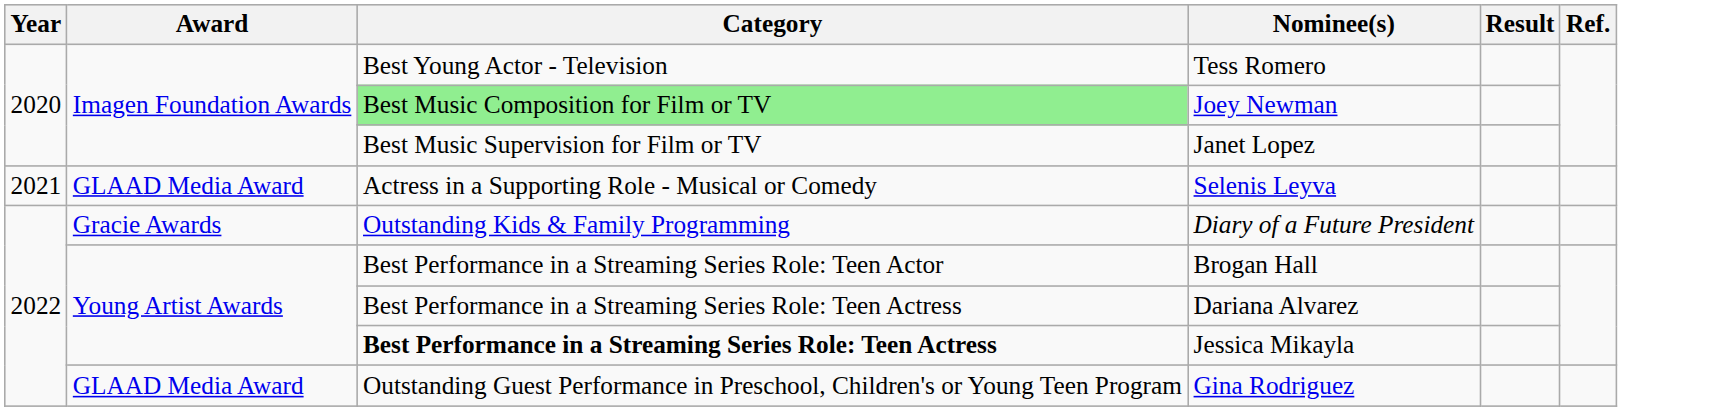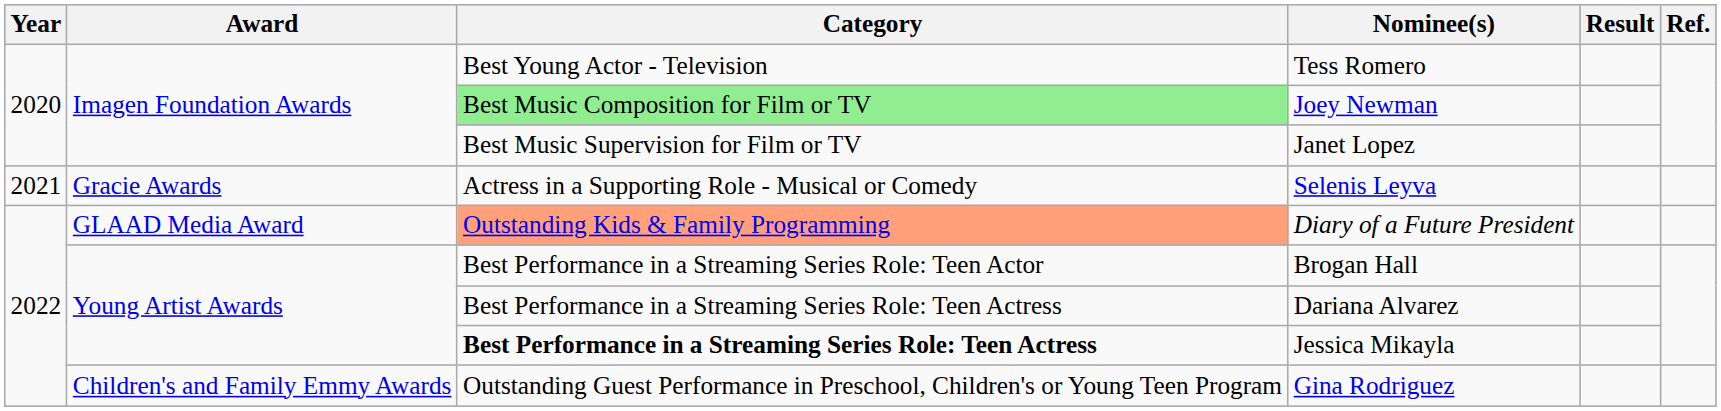(188, 184) GLAAD Media Award -> (147, 184) Gracie Awards
(147, 225) Gracie Awards -> (188, 225) GLAAD Media Award
(576, 225) no background -> (677, 225) lightsalmon background
(188, 385) GLAAD Media Award -> (262, 385) Children's and Family Emmy Awards
